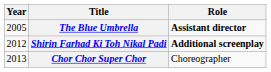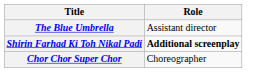- column: (17, 12)
(209, 28) bold -> (182, 28) normal
